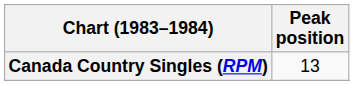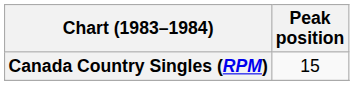(310, 66) 13 -> (310, 66) 15
